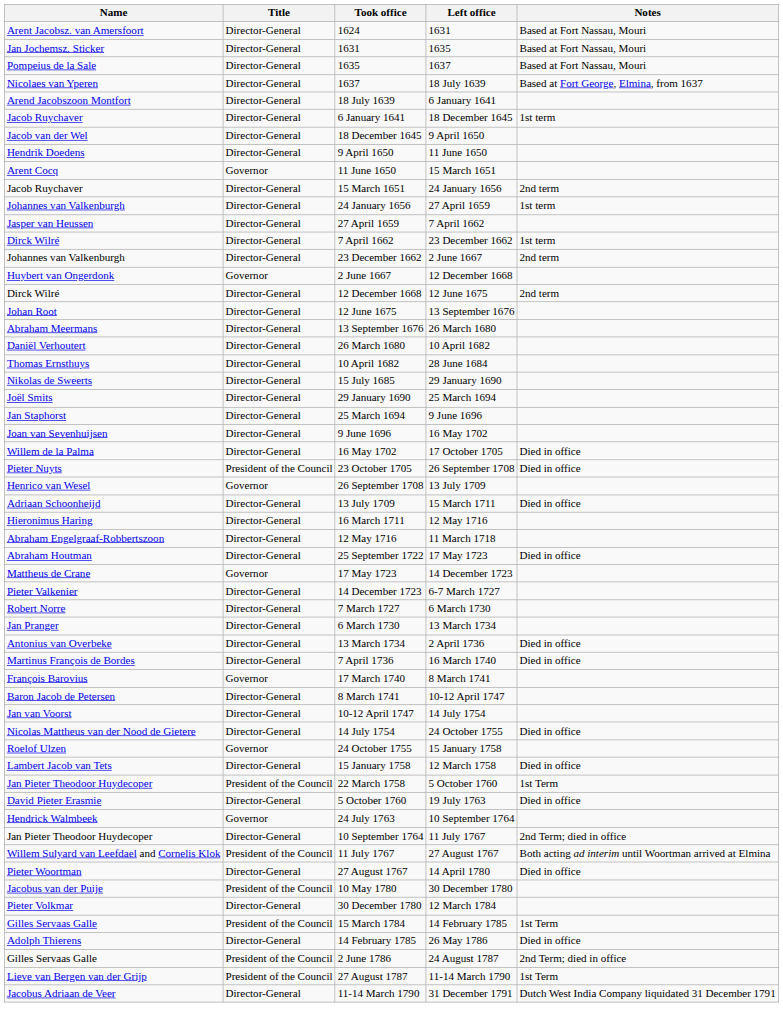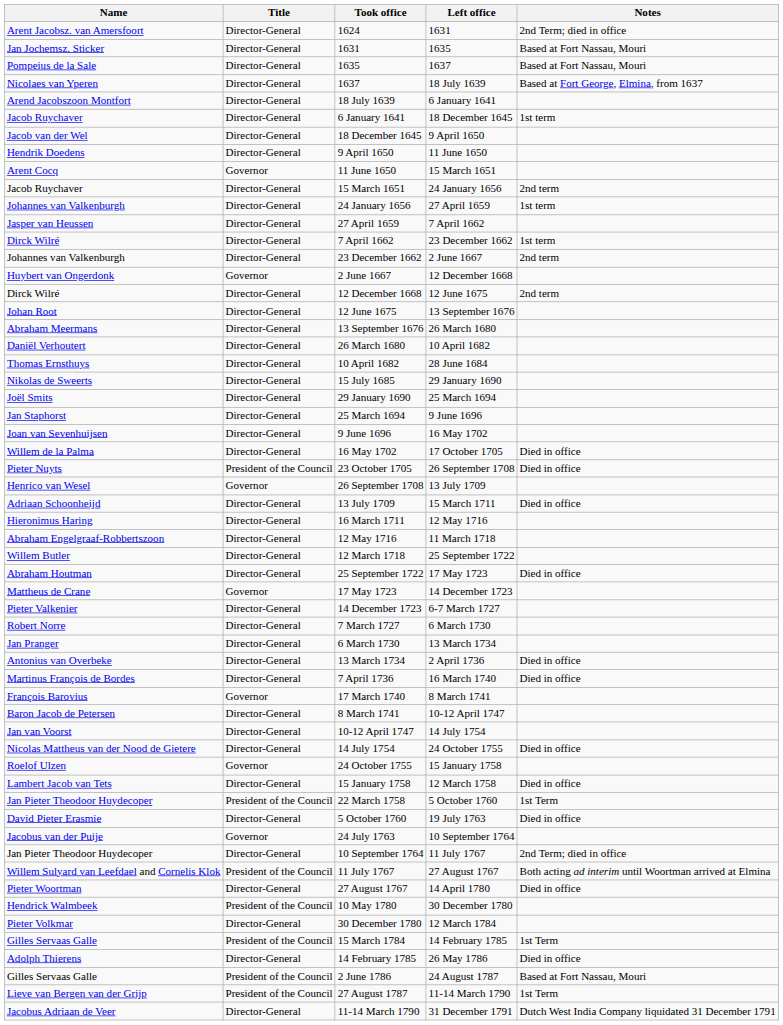(583, 30) Based at Fort Nassau, Mouri -> (573, 30) 2nd Term; died in office
+ row: (371, 556)
(52, 818) Hendrick Walmbeek -> (55, 836) Jacobus van der Puije
(55, 888) Jacobus van der Puije -> (52, 906) Hendrick Walmbeek
(573, 958) 2nd Term; died in office -> (583, 976) Based at Fort Nassau, Mouri
